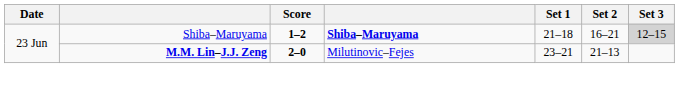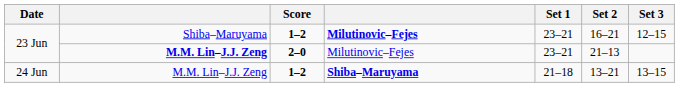(373, 34) Shiba–Maruyama -> (372, 34) Milutinovic–Fejes
(558, 34) 21–18 -> (558, 34) 23–21
(651, 34) lightgrey background -> (651, 34) no background
+ row: (32, 73)
